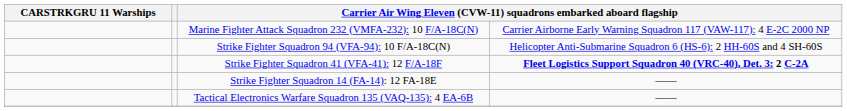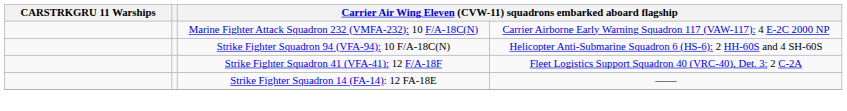(666, 64) bold -> (666, 64) normal
- row: (333, 98)
